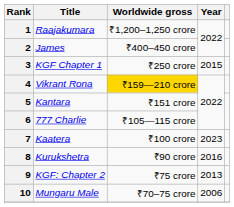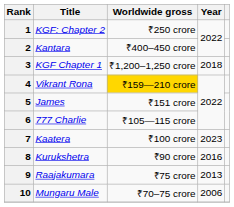(65, 29) Raajakumara -> (70, 29) KGF: Chapter 2
(153, 29) ₹1,200–1,250 crore -> (172, 29) ₹250 crore
(50, 47) James -> (53, 47) Kantara
(172, 66) ₹250 crore -> (153, 66) ₹1,200–1,250 crore
(211, 65) 2015 -> (211, 65) 2018
(53, 102) Kantara -> (50, 102) James
(70, 175) KGF: Chapter 2 -> (65, 175) Raajakumara
